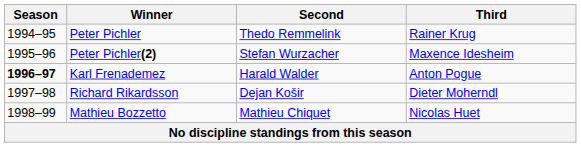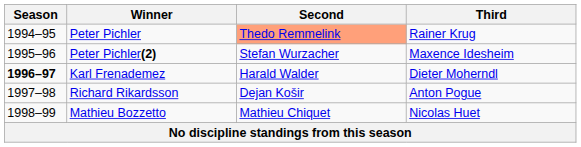(290, 34) no background -> (290, 34) lightsalmon background
(445, 74) Anton Pogue -> (454, 74) Dieter Moherndl
(454, 93) Dieter Moherndl -> (445, 93) Anton Pogue
